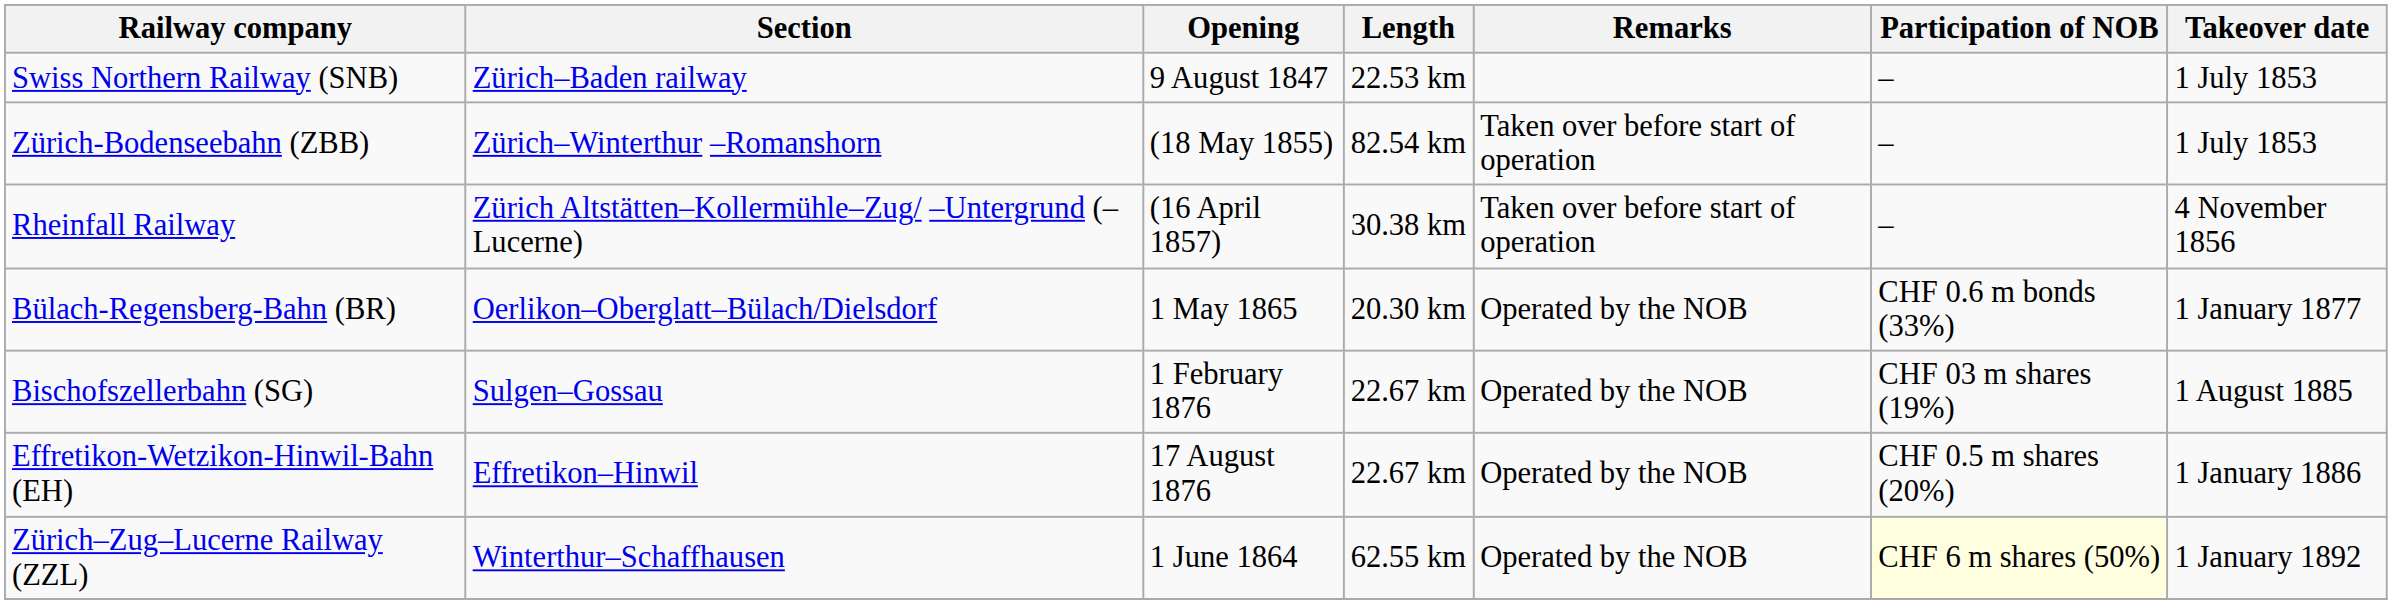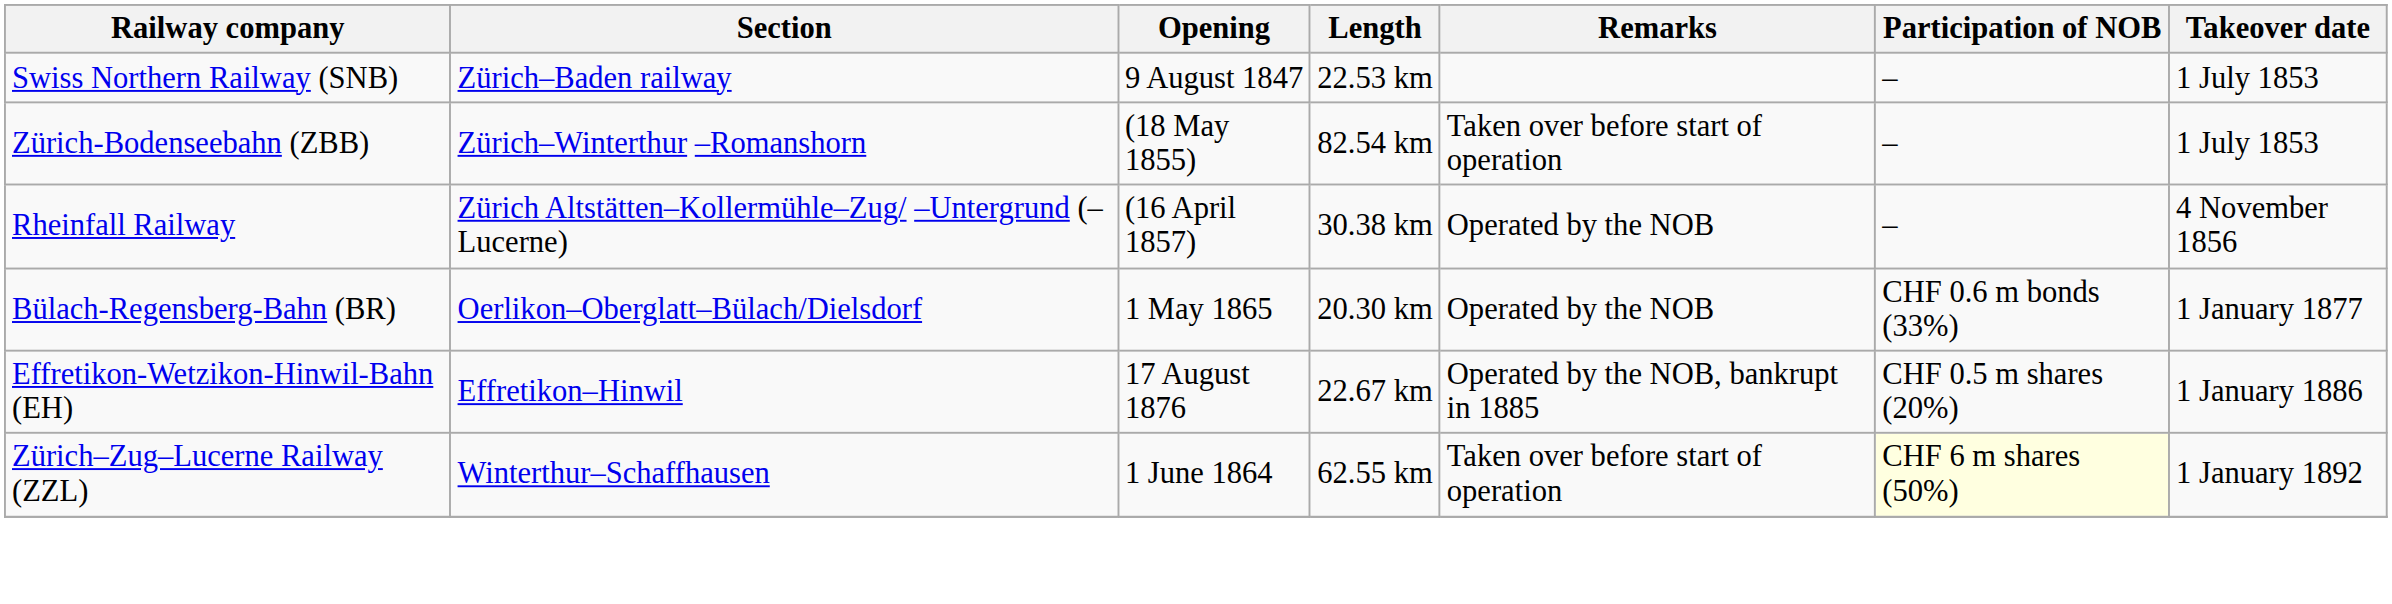(1638, 225) Taken over before start of operation -> (1580, 225) Operated by the NOB
- row: (163, 391)
(1614, 474) Operated by the NOB -> (1642, 391) Operated by the NOB, bankrupt in 1885
(1614, 557) Operated by the NOB -> (1604, 474) Taken over before start of operation
